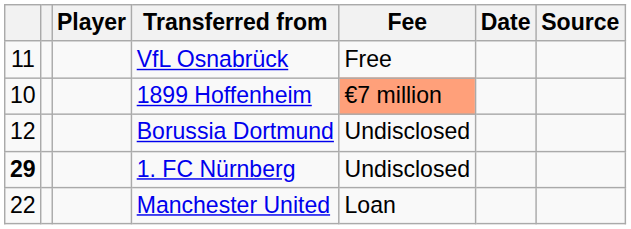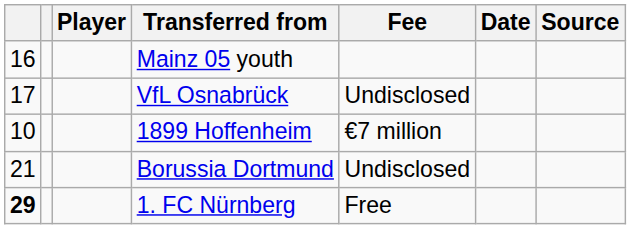+ row: (215, 59)
(23, 59) 11 -> (23, 95) 17
(368, 59) Free -> (407, 95) Undisclosed
(393, 95) lightsalmon background -> (393, 132) no background
(23, 132) 12 -> (23, 168) 21
(407, 168) Undisclosed -> (368, 205) Free
- row: (233, 205)
